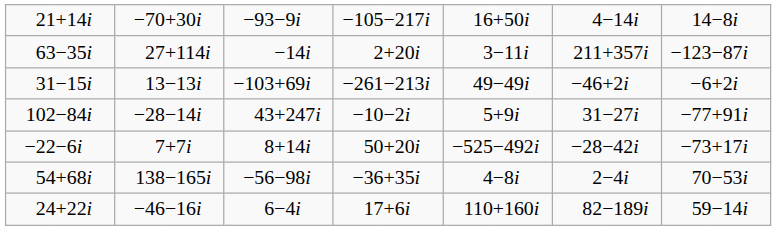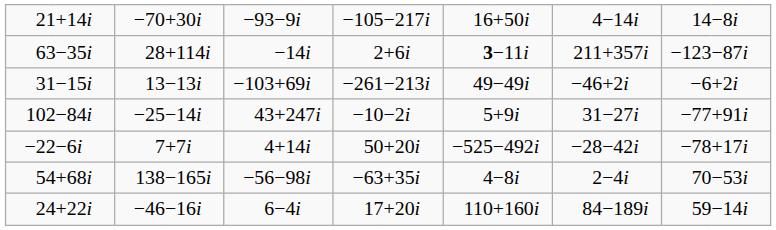(155, 51) 27 -> (155, 51) 28
(402, 51) +20i -> (397, 51) +6i
(488, 51) normal -> (488, 51) bold
(149, 114) −28 -> (149, 114) −25
(269, 146) 8 -> (269, 146) 4
(696, 146) −73 -> (696, 146) −78
(368, 177) −36 -> (368, 177) −63
(397, 209) +6i -> (402, 209) +20i
(592, 209) 82 -> (592, 209) 84
